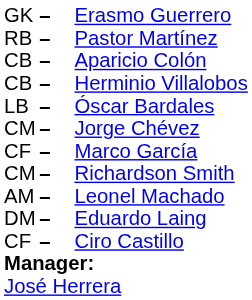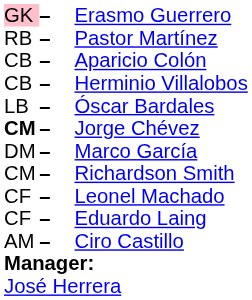(19, 15) no background -> (19, 15) pink background
(20, 128) normal -> (20, 128) bold
(18, 151) CF -> (20, 151) DM
(19, 196) AM -> (18, 196) CF
(20, 218) DM -> (18, 218) CF
(18, 241) CF -> (19, 241) AM
